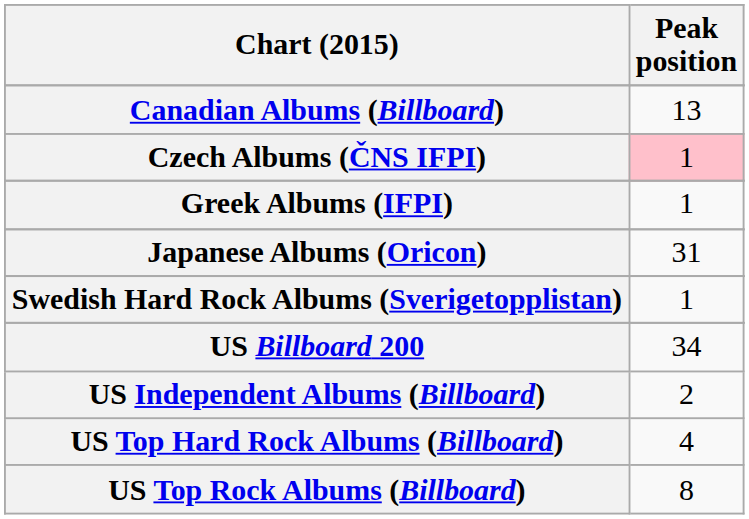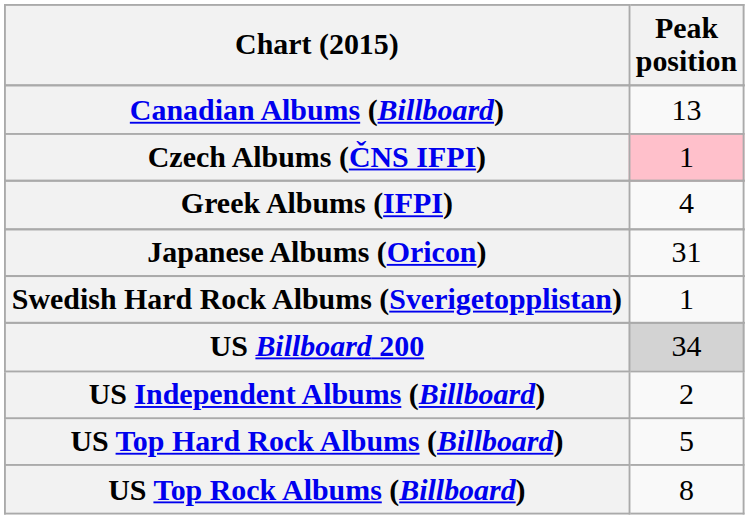(686, 204) 1 -> (686, 204) 4
(686, 346) no background -> (686, 346) lightgrey background
(686, 441) 4 -> (686, 441) 5
